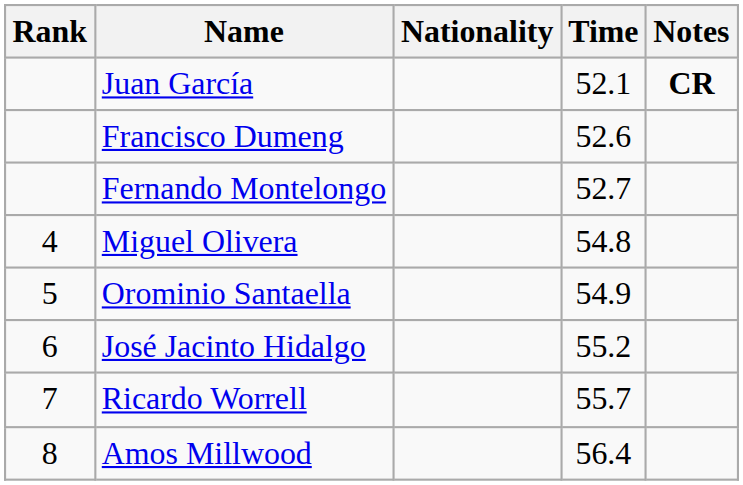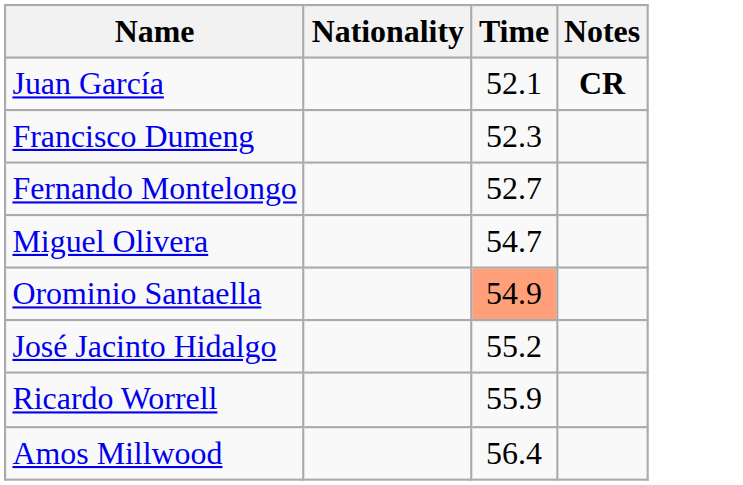- column: (50, 31)
(603, 136) 52.6 -> (514, 136) 52.3
(603, 241) 54.8 -> (514, 241) 54.7
(603, 294) no background -> (514, 294) lightsalmon background
(603, 399) 55.7 -> (514, 399) 55.9
